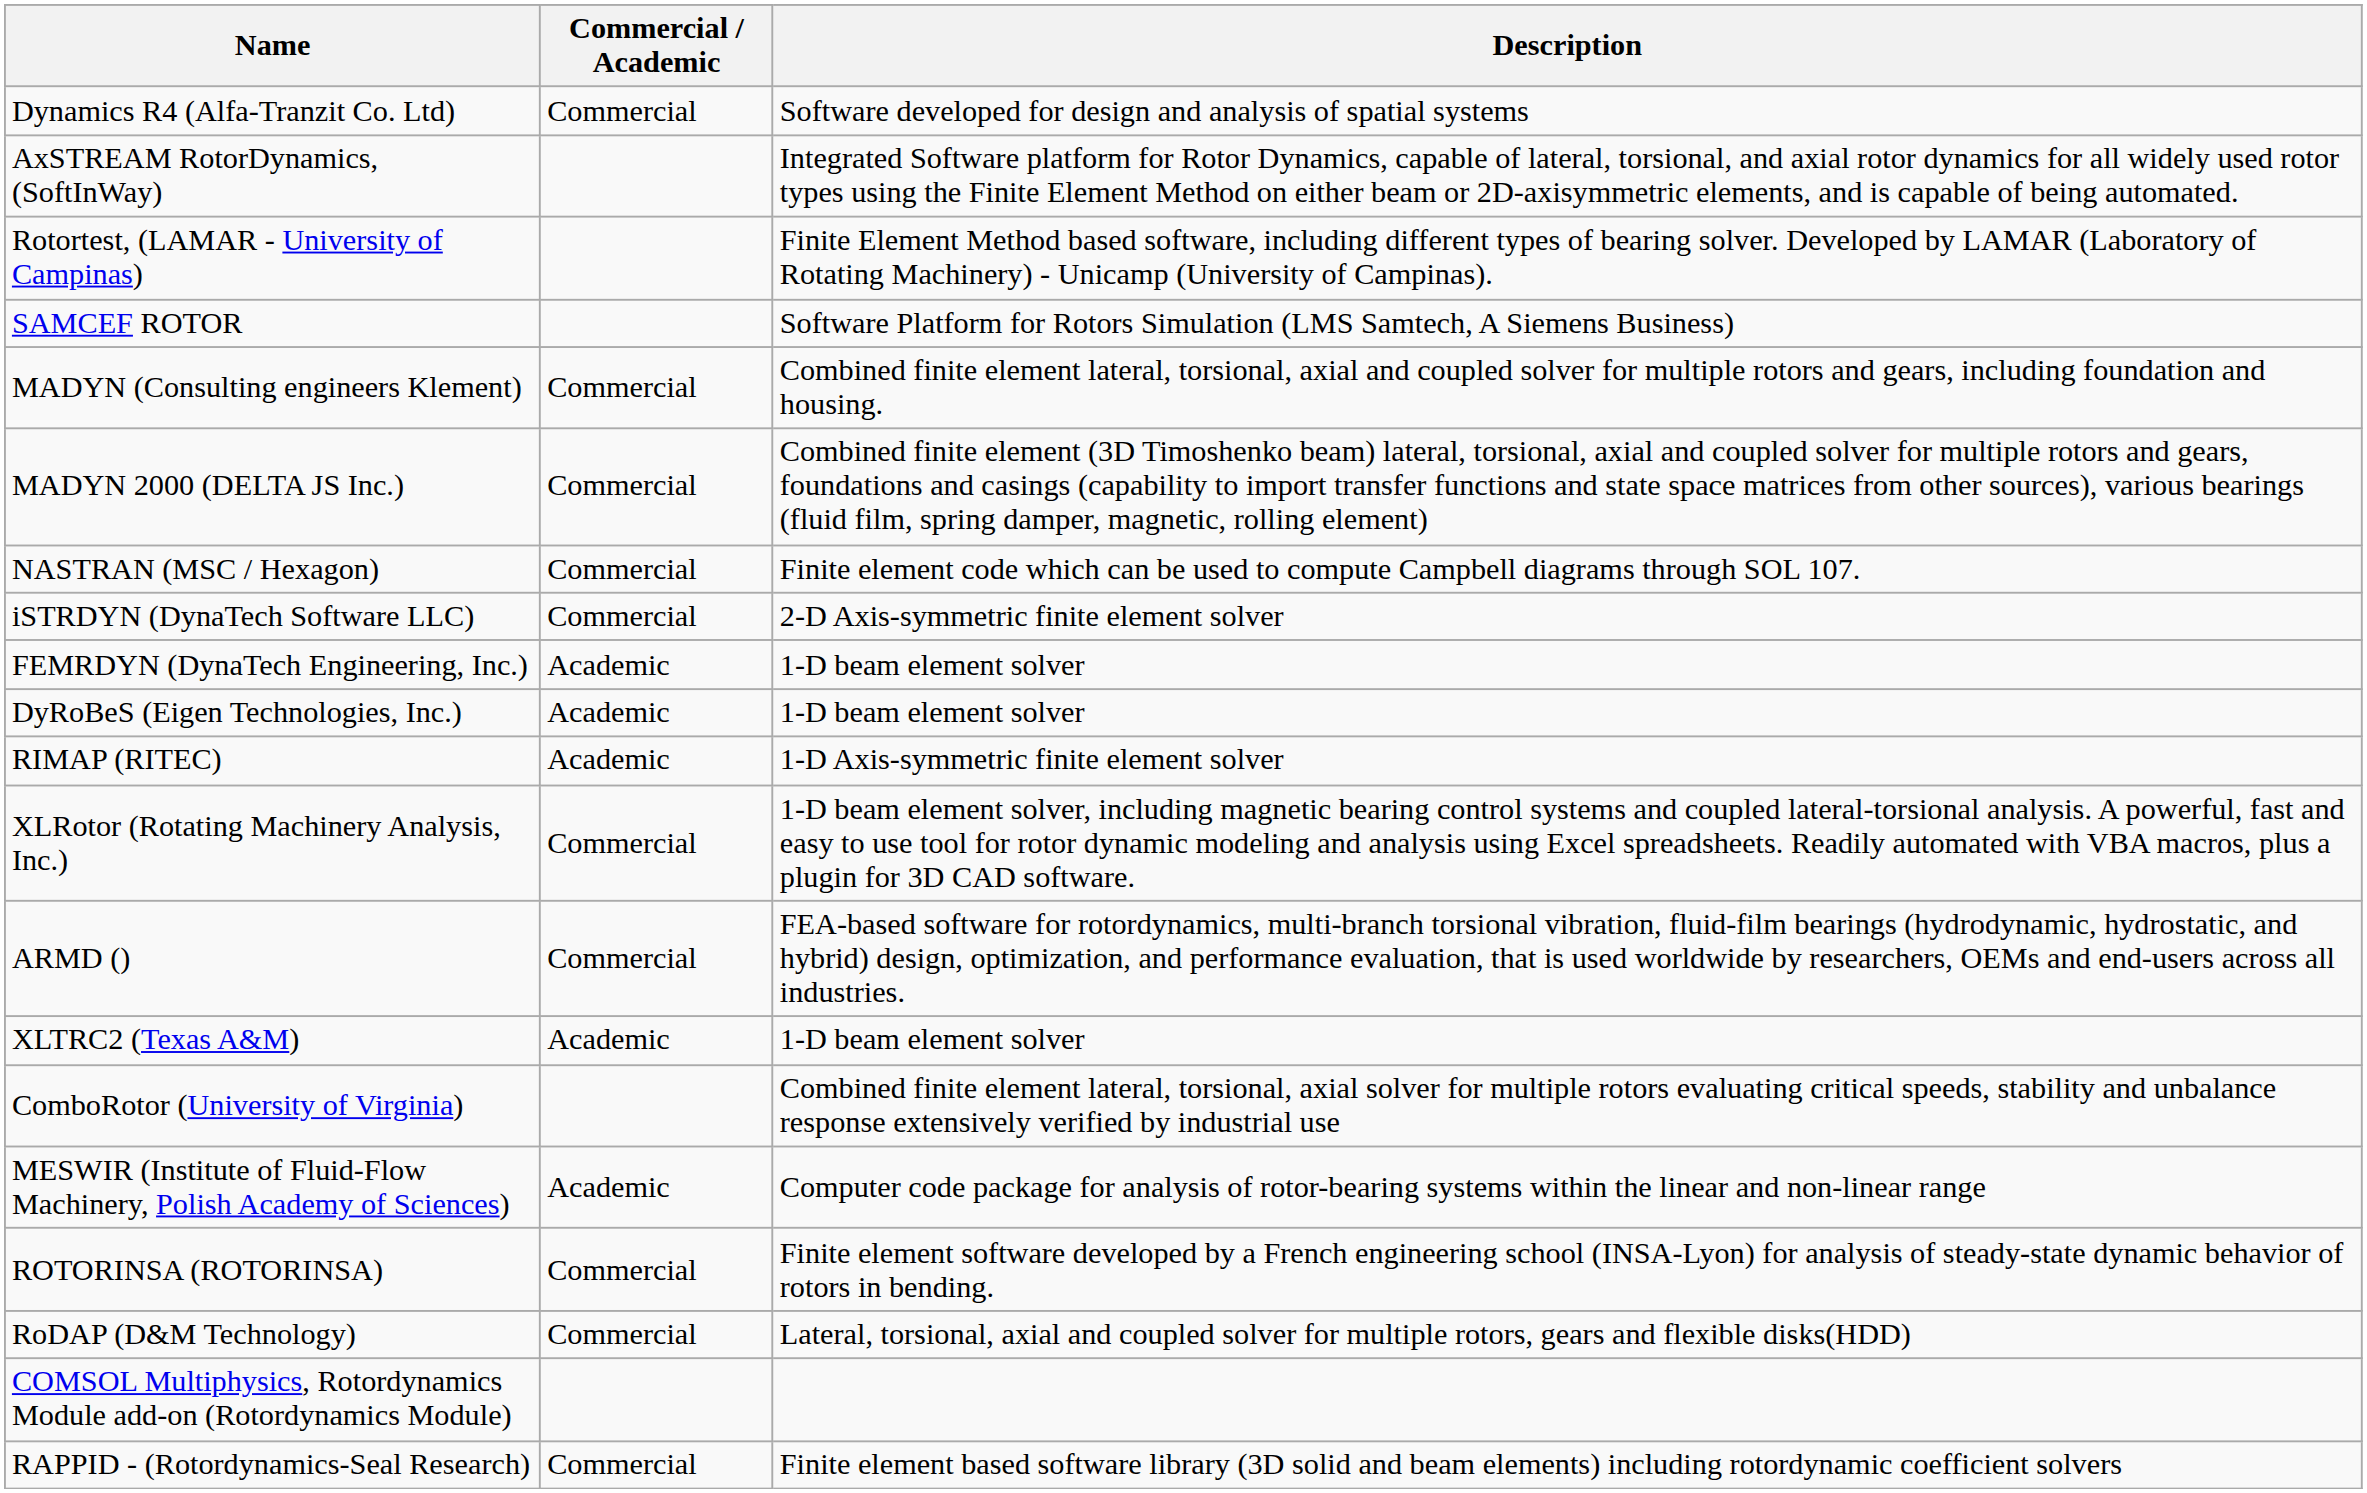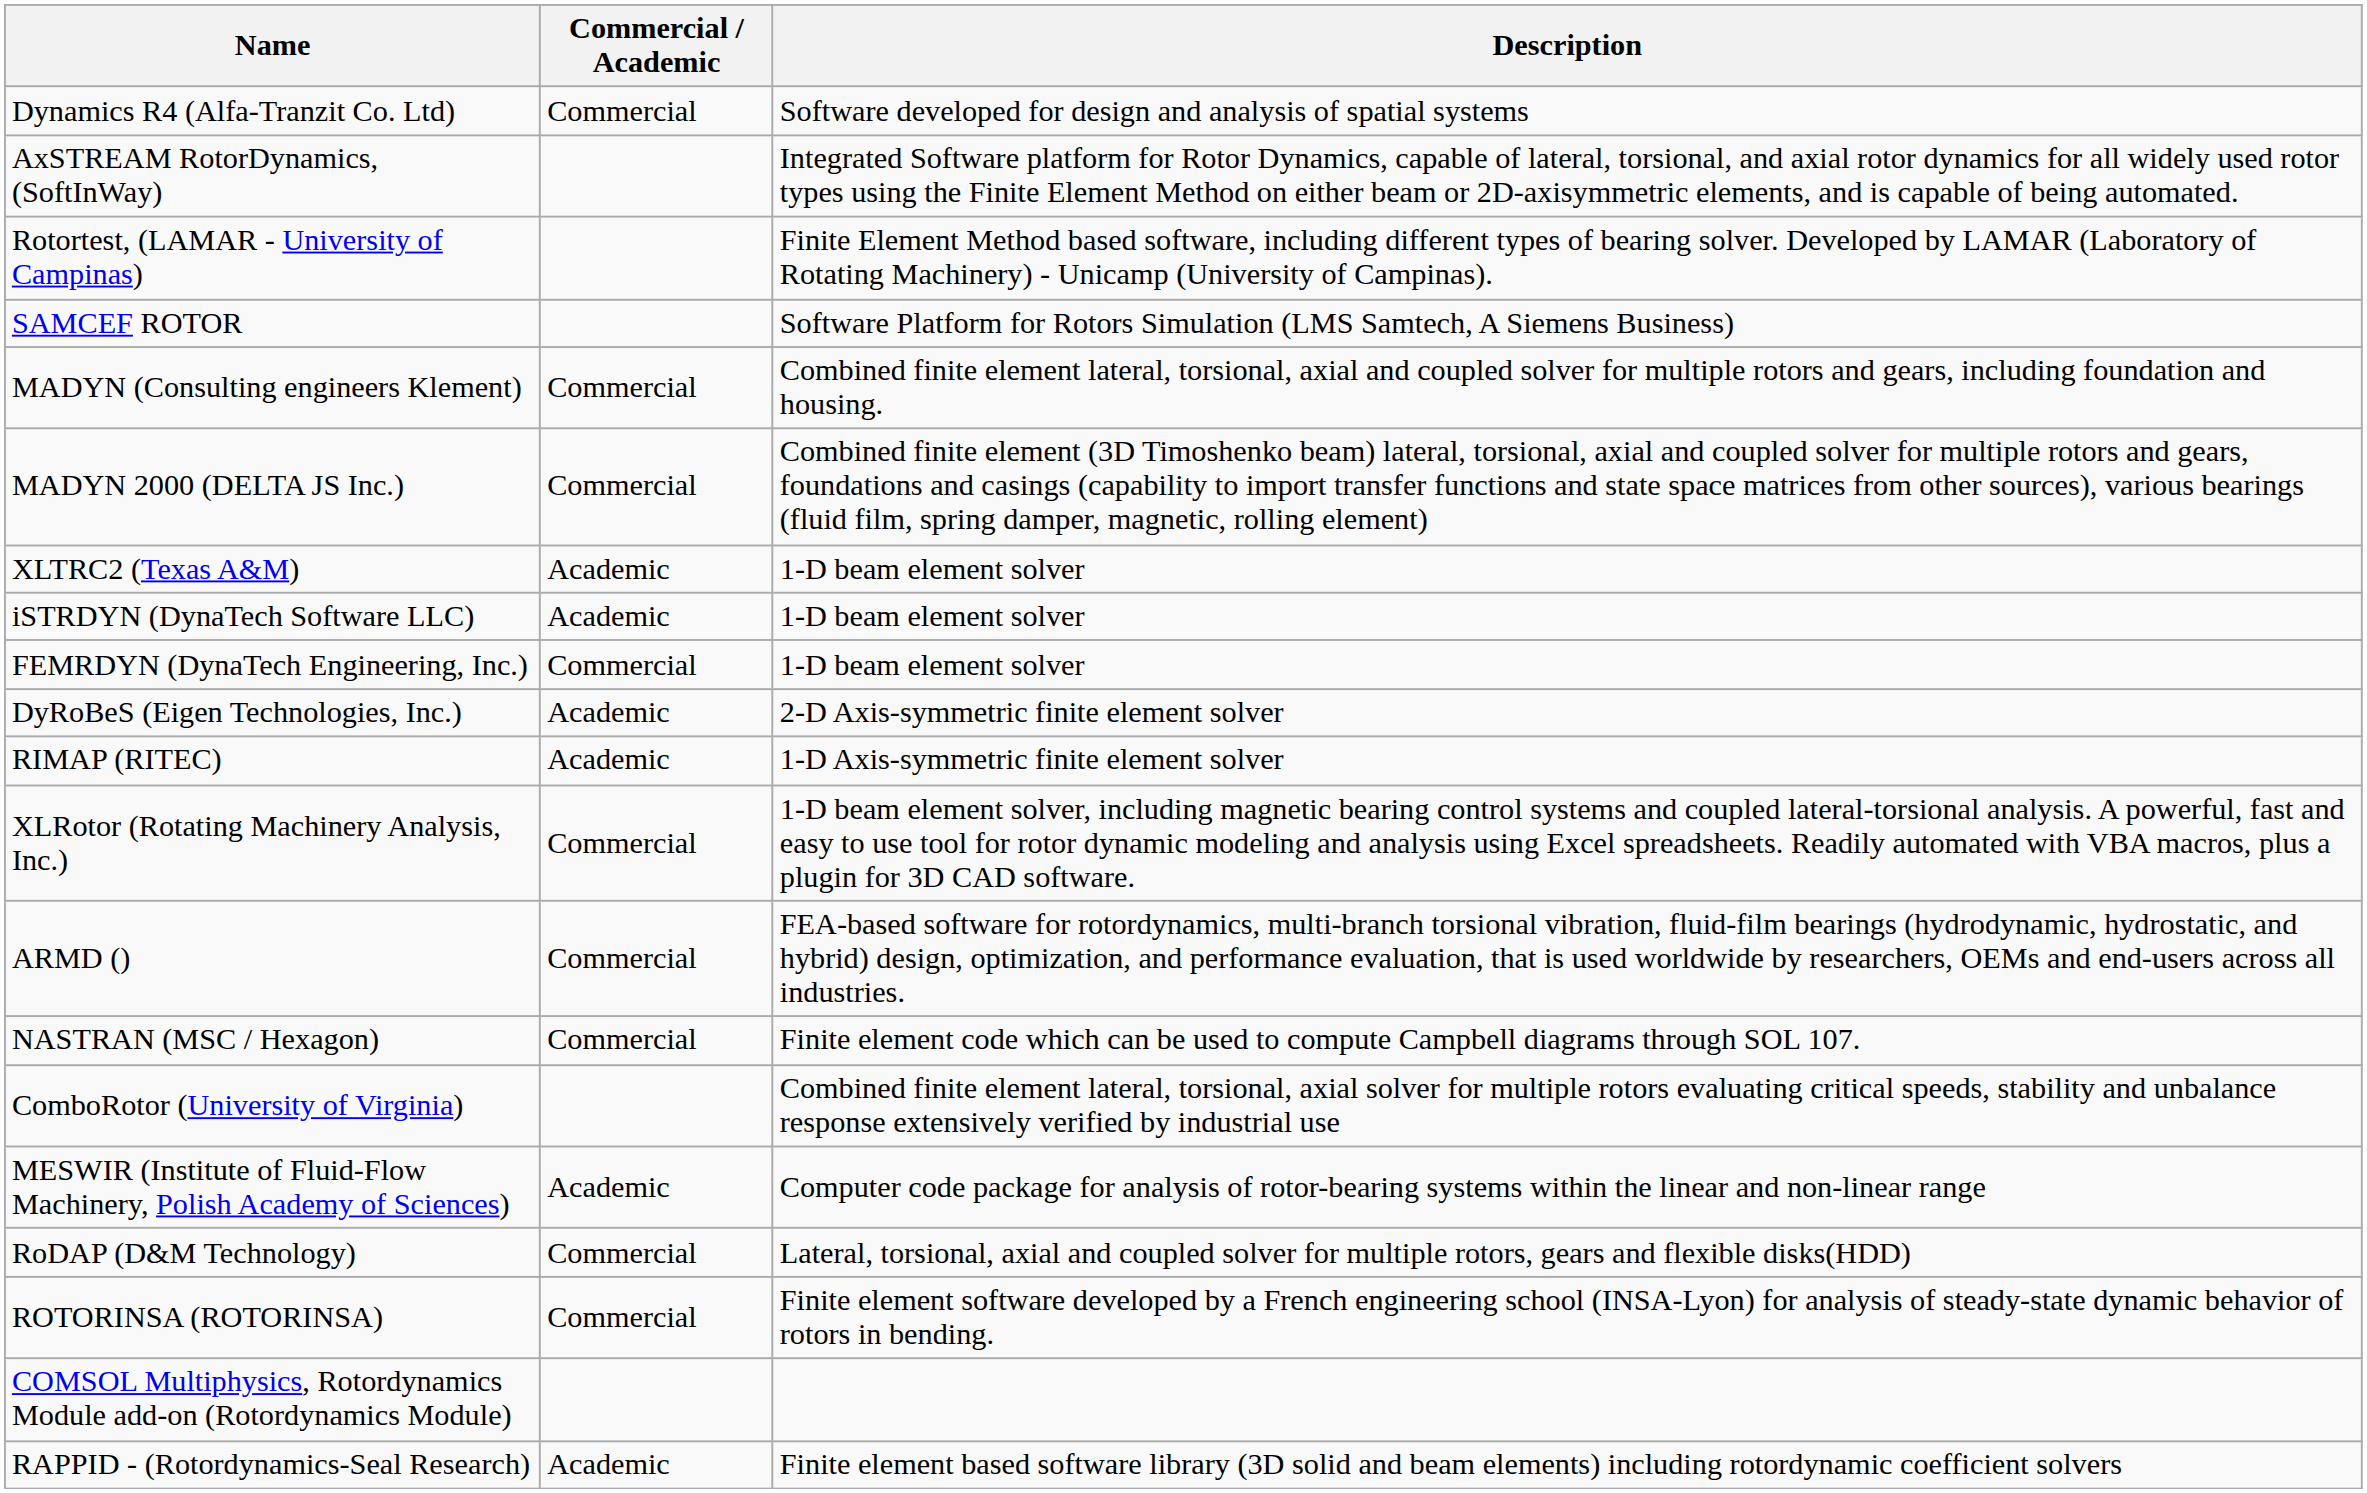rows swapped: (195, 568) <-> (156, 1040)
(622, 616) Commercial -> (608, 616) Academic
(1032, 616) 2-D Axis-symmetric finite element solver -> (932, 616) 1-D beam element solver
(608, 664) Academic -> (622, 664) Commercial
(932, 712) 1-D beam element solver -> (1032, 712) 2-D Axis-symmetric finite element solver
rows swapped: (184, 1333) <-> (197, 1269)
(622, 1463) Commercial -> (608, 1463) Academic
